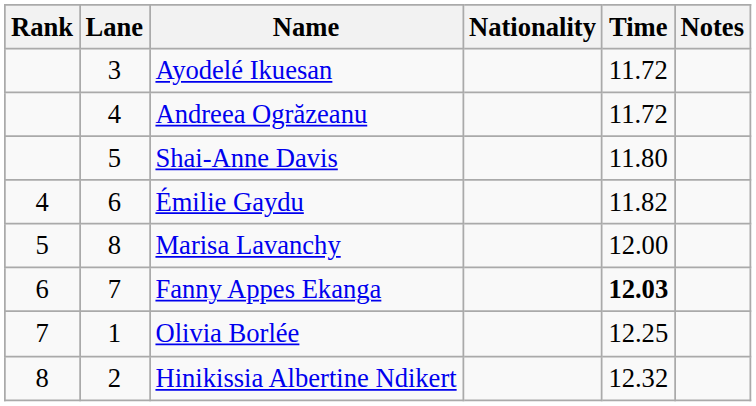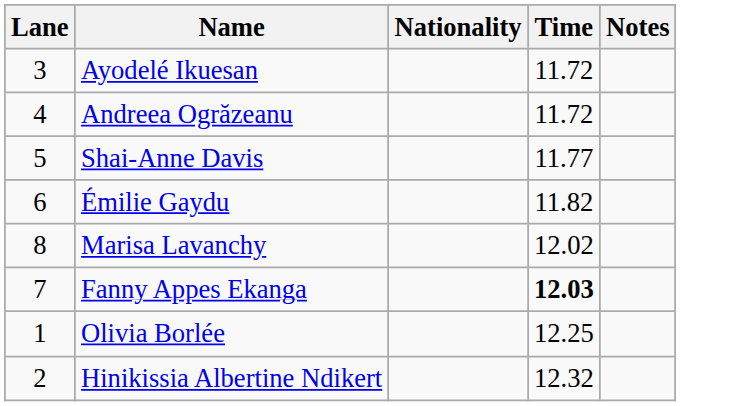- column: (42, 26)
(638, 158) 11.80 -> (564, 158) 11.77
(638, 245) 12.00 -> (564, 245) 12.02
